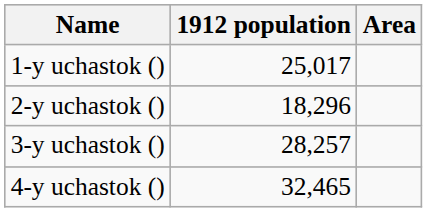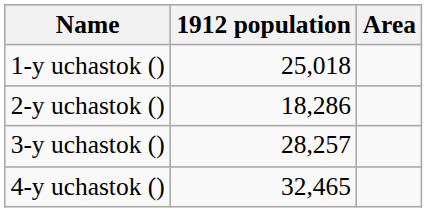(316, 65) 25,017 -> (316, 65) 25,018
(316, 105) 18,296 -> (316, 105) 18,286
